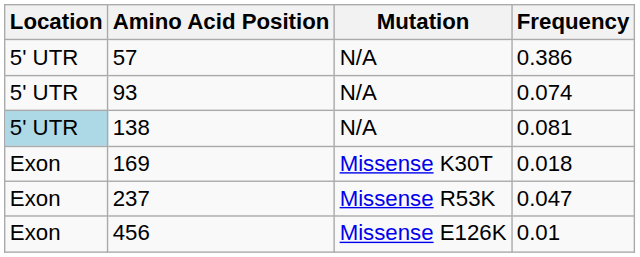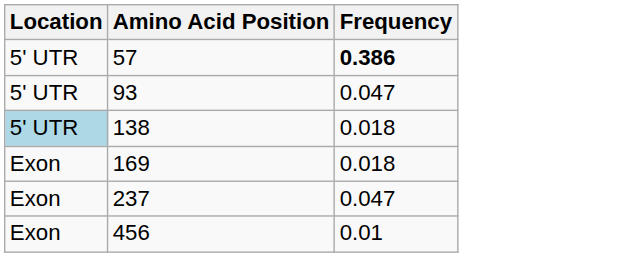- column: (423, 22)
(545, 57) normal -> (367, 57) bold
(545, 92) 0.074 -> (367, 92) 0.047
(545, 127) 0.081 -> (367, 127) 0.018
